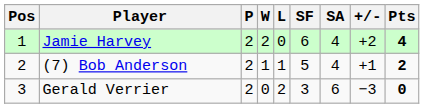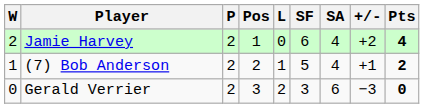columns swapped: (22, 17) <-> (265, 17)
